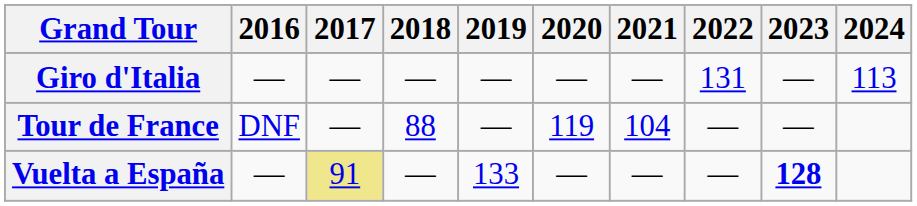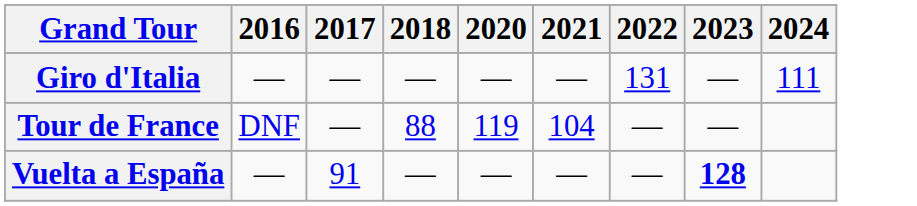- column: (496, 28)
(874, 77) 113 -> (798, 77) 111
(345, 175) khaki background -> (345, 175) no background
